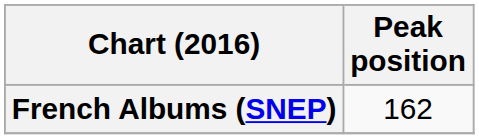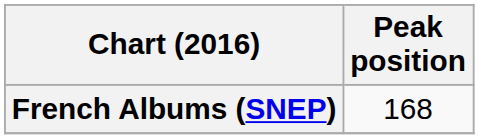(408, 108) 162 -> (408, 108) 168
